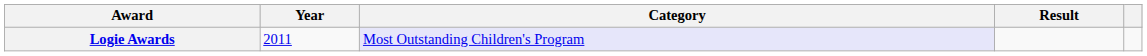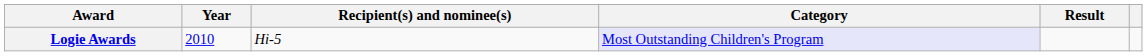+ column: (425, 16)
(278, 39) 2011 -> (200, 39) 2010
